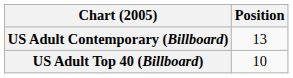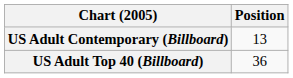(260, 61) 10 -> (260, 61) 36
